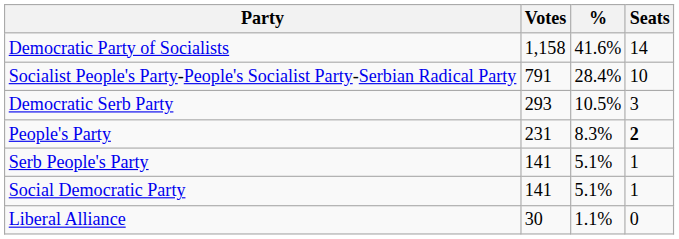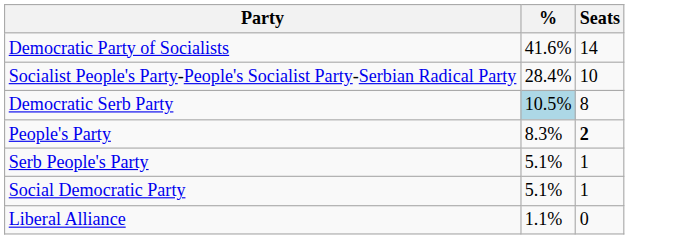- column: (545, 18)
(598, 104) no background -> (548, 104) lightblue background
(634, 104) 3 -> (584, 104) 8
